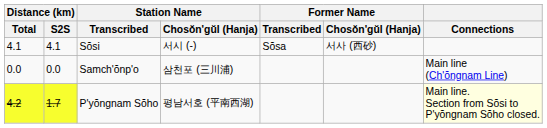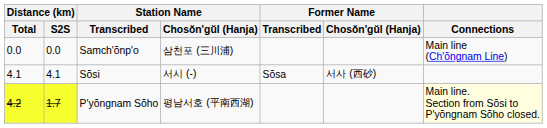rows swapped: (109, 70) <-> (90, 47)
